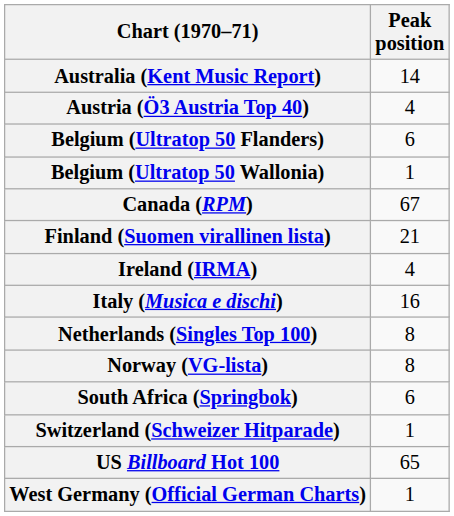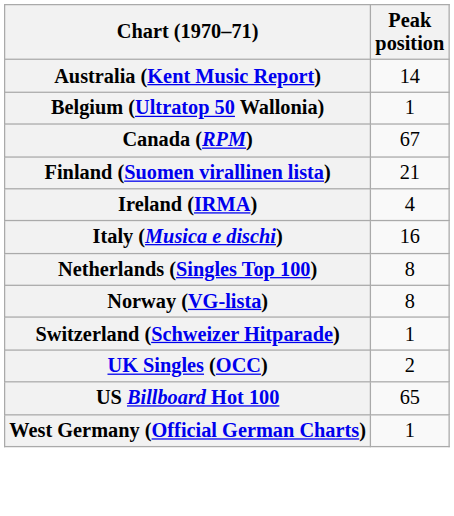- row: (188, 107)
- row: (188, 140)
- row: (188, 397)
+ row: (188, 365)
